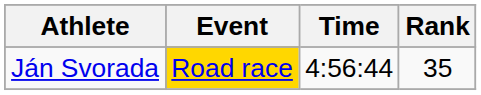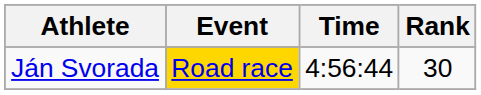(438, 68) 35 -> (438, 68) 30
